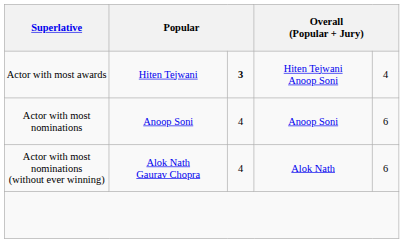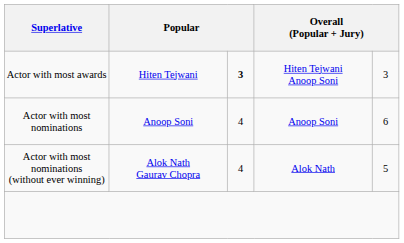(386, 74) 4 -> (386, 74) 3
(386, 168) 6 -> (386, 168) 5
